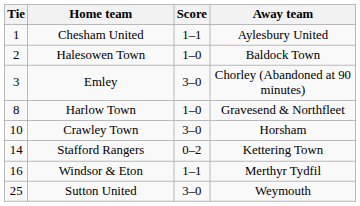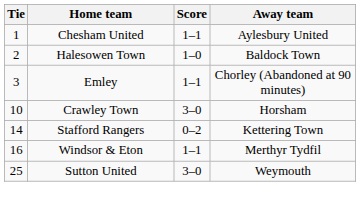(192, 82) 3–0 -> (192, 82) 1–1
- row: (101, 110)
